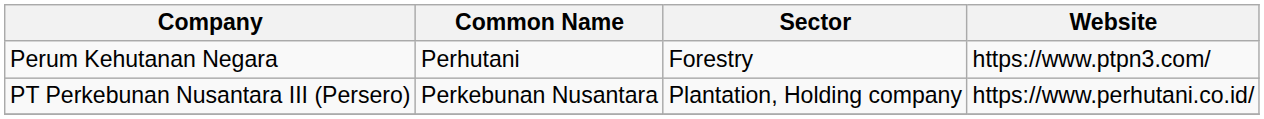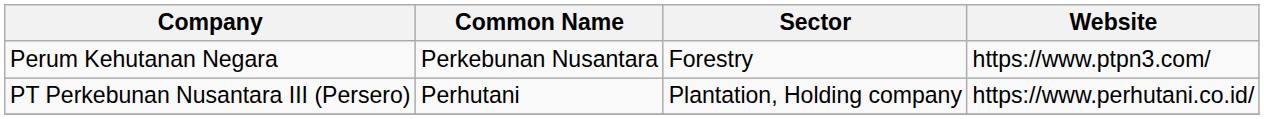(470, 59) Perhutani -> (540, 59) Perkebunan Nusantara
(540, 95) Perkebunan Nusantara -> (470, 95) Perhutani
